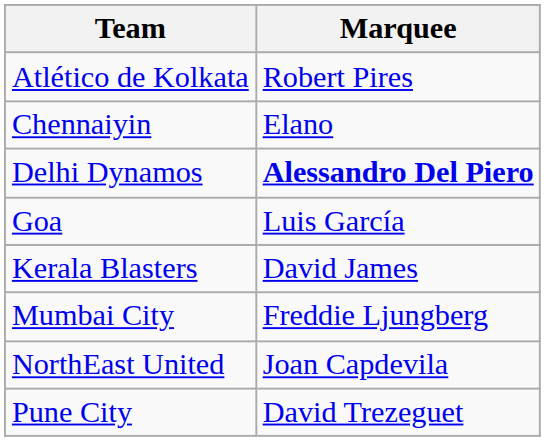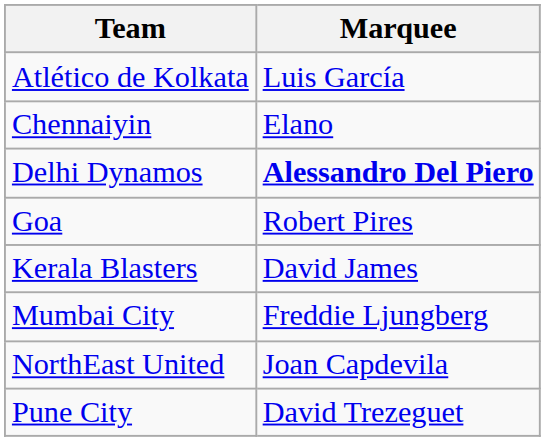(338, 76) Robert Pires -> (334, 76) Luis García
(334, 220) Luis García -> (338, 220) Robert Pires
